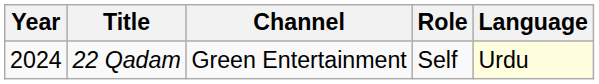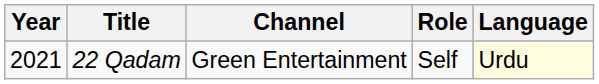(36, 59) 2024 -> (36, 59) 2021
